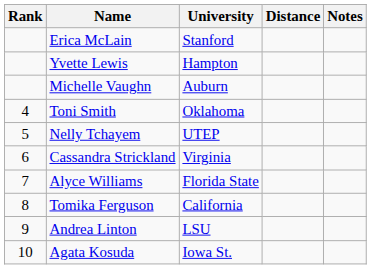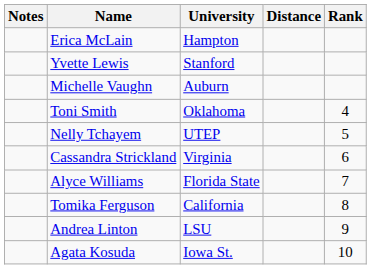columns swapped: (25, 16) <-> (345, 16)
(208, 39) Stanford -> (211, 39) Hampton
(210, 63) Hampton -> (209, 63) Stanford
